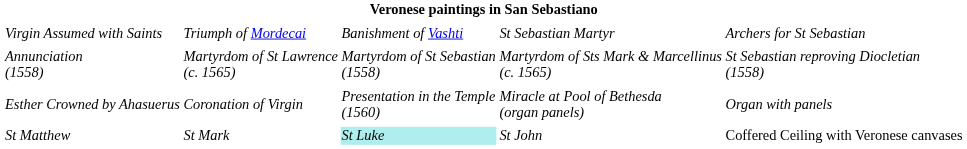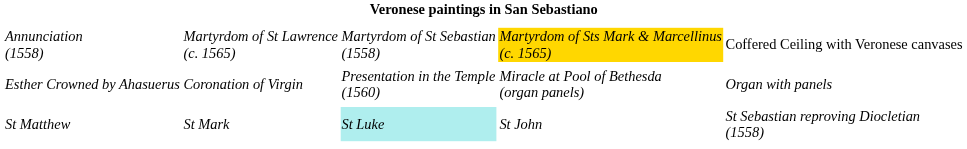- row: (84, 33)
(611, 64) no background -> (611, 44) gold background
(823, 64) St Sebastian reproving Diocletian (1558) -> (844, 44) Coffered Ceiling with Veronese canvases
(844, 135) Coffered Ceiling with Veronese canvases -> (823, 124) St Sebastian reproving Diocletian (1558)
